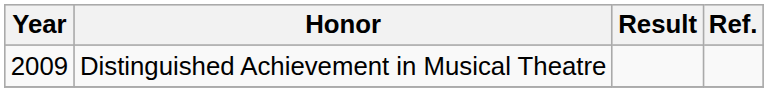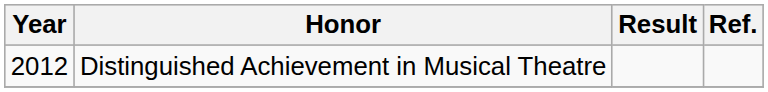(39, 65) 2009 -> (39, 65) 2012
